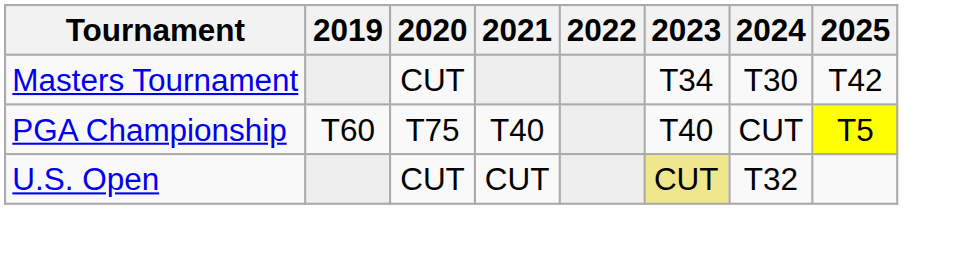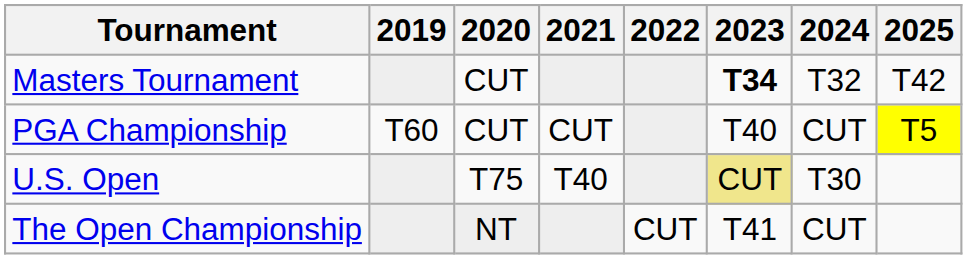(686, 80) normal -> (750, 80) bold
(771, 80) T30 -> (834, 80) T32
(433, 130) T75 -> (496, 130) CUT
(517, 130) T40 -> (581, 130) CUT
(432, 180) CUT -> (496, 180) T75
(517, 180) CUT -> (581, 180) T40
(771, 180) T32 -> (834, 180) T30
+ row: (187, 229)
